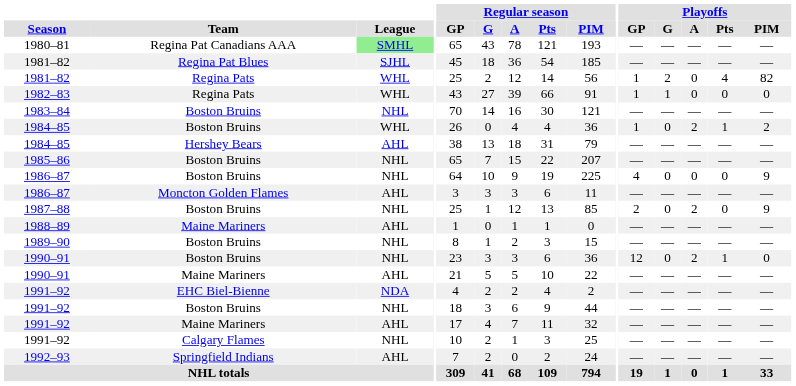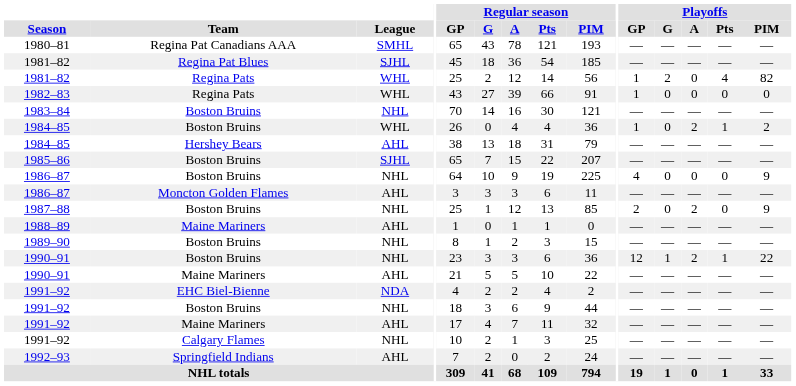(395, 45) lightgreen background -> (395, 45) no background
(668, 94) 1 -> (668, 94) 0
(395, 159) NHL -> (395, 159) SJHL
(668, 258) 0 -> (668, 258) 1
(767, 258) 0 -> (767, 258) 22
